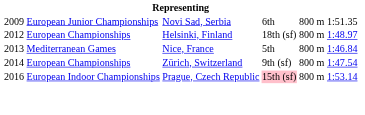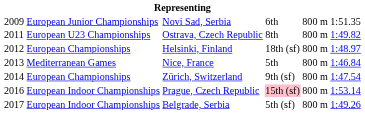+ row: (213, 35)
+ row: (196, 104)
